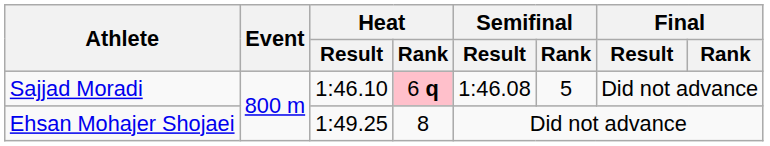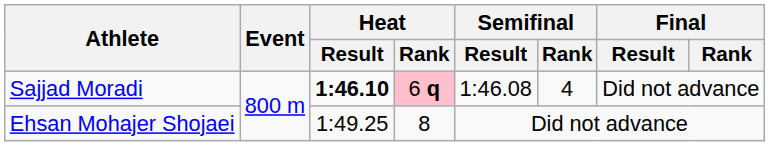(352, 89) normal -> (352, 89) bold
(566, 89) 5 -> (567, 89) 4
